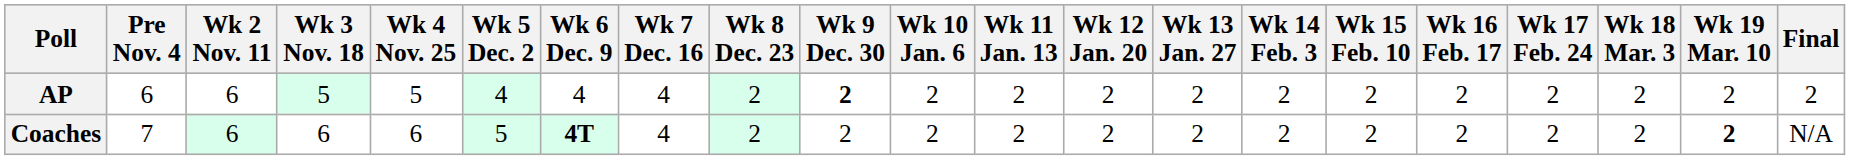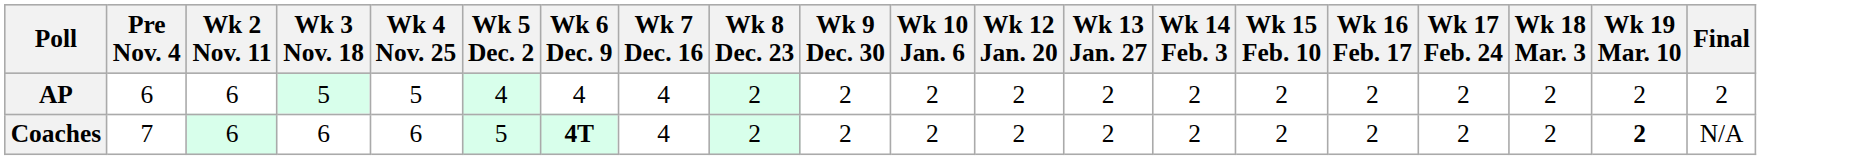- column: (1019, 38)
(845, 93) bold -> (845, 93) normal
